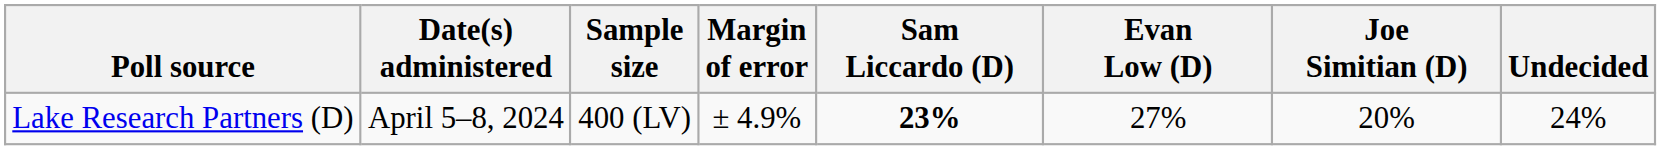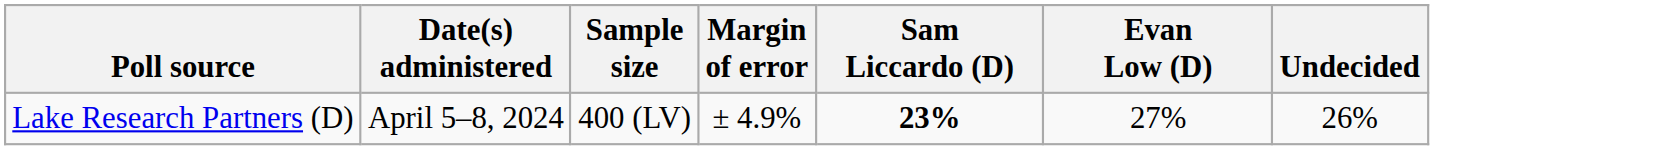- column: (1387, 48)
(1578, 117) 24% -> (1350, 117) 26%
